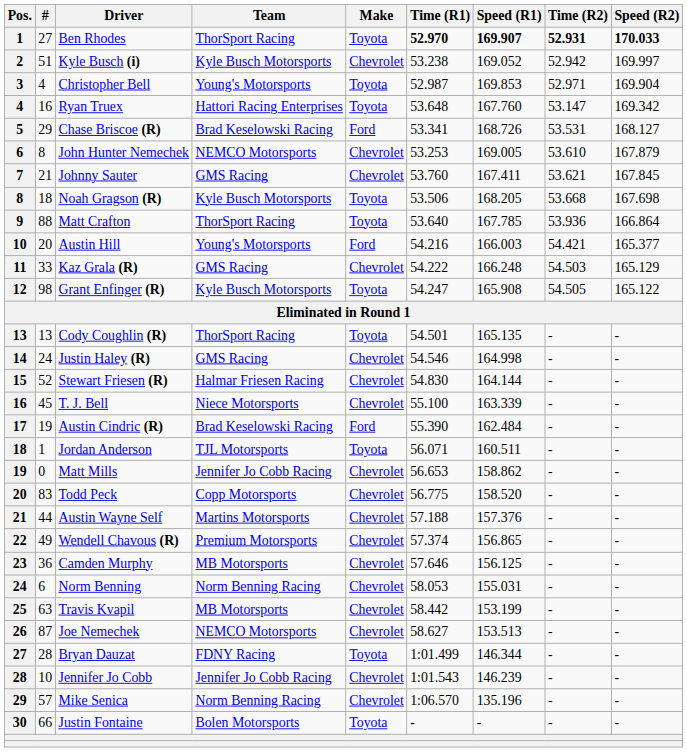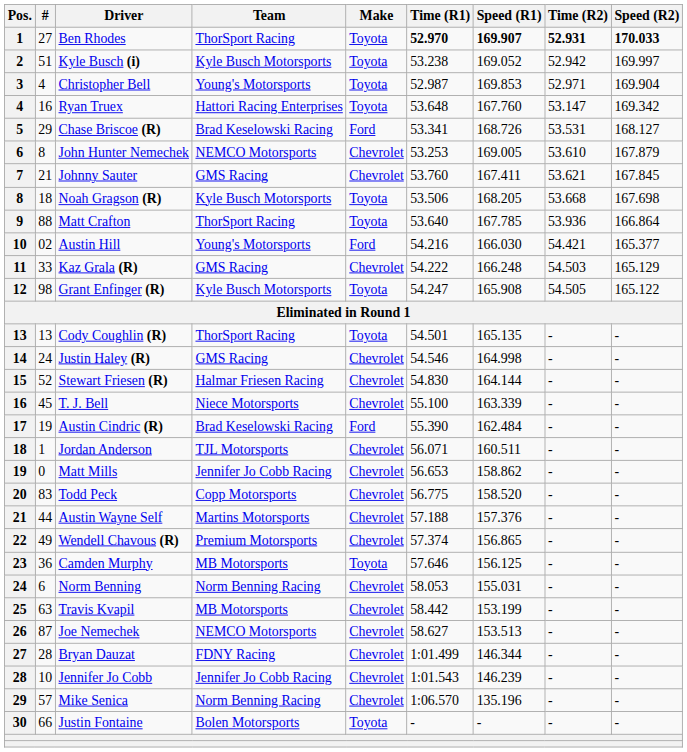(377, 61) Chevrolet -> (368, 61) Toyota
(45, 244) 20 -> (45, 244) 02
(499, 244) 166.003 -> (499, 244) 166.030
(368, 449) Toyota -> (377, 449) Chevrolet
(377, 563) Chevrolet -> (368, 563) Toyota
(368, 654) Toyota -> (377, 654) Chevrolet
